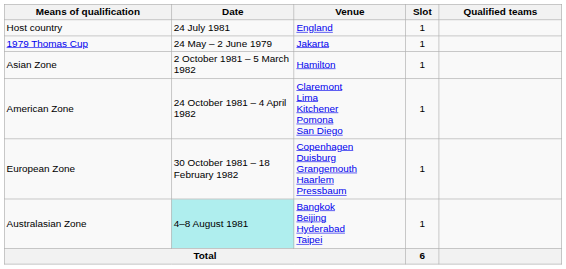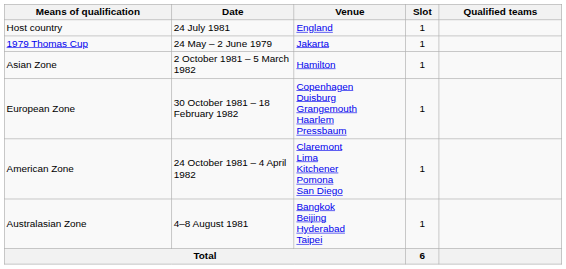rows swapped: (40, 108) <-> (41, 169)
(211, 223) paleturquoise background -> (211, 223) no background
